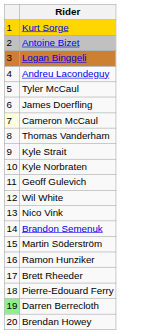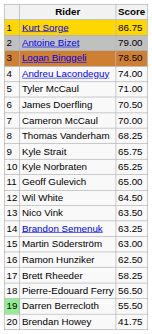+ column: (132, 12)
(9, 120) lightyellow background -> (9, 120) no background
